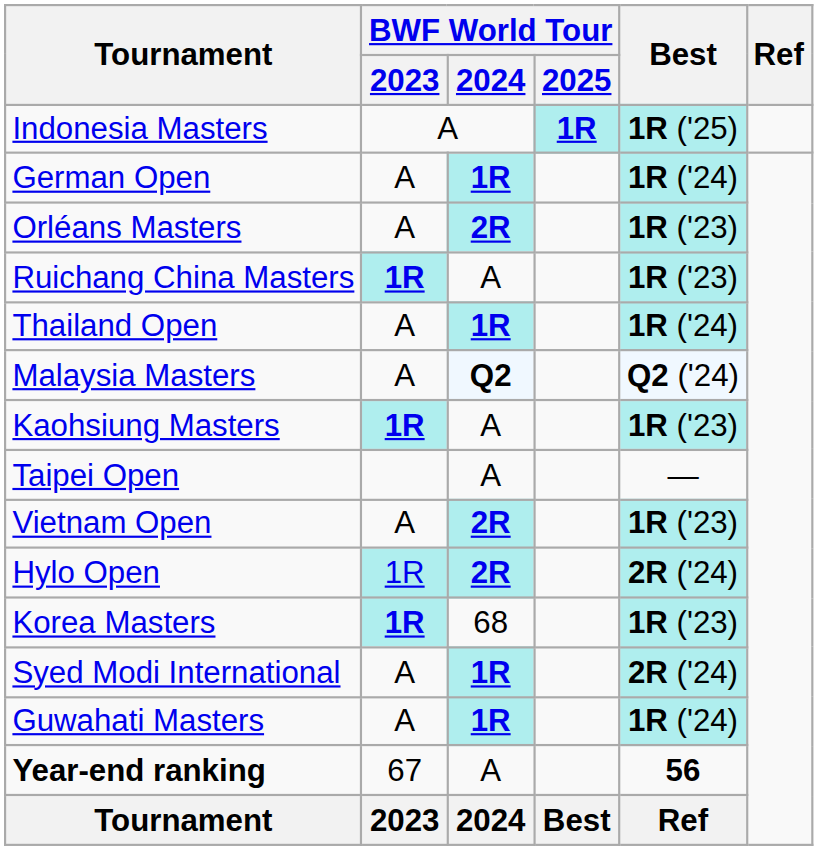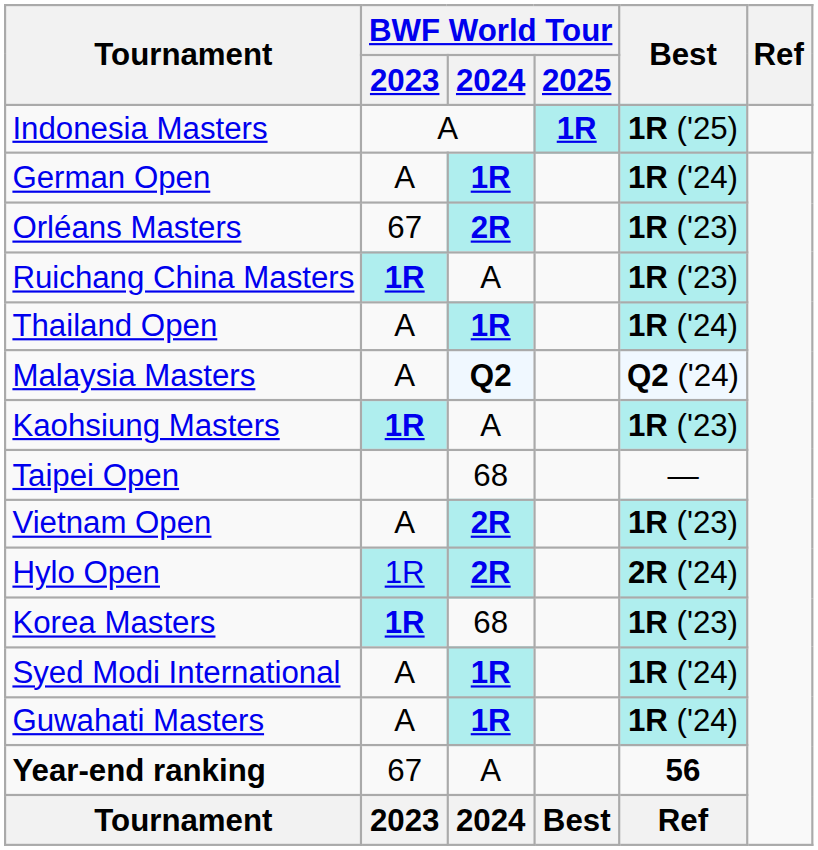(405, 228) A -> (405, 228) 67
(491, 474) A -> (491, 474) 68
(683, 672) 2R ('24) -> (683, 672) 1R ('24)
